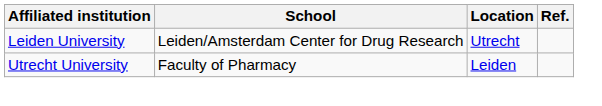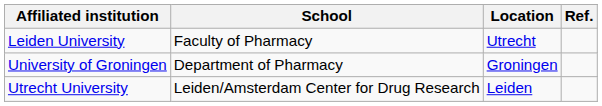(311, 40) Leiden/Amsterdam Center for Drug Research -> (243, 40) Faculty of Pharmacy
+ row: (87, 64)
(227, 64) Faculty of Pharmacy -> (327, 88) Leiden/Amsterdam Center for Drug Research
